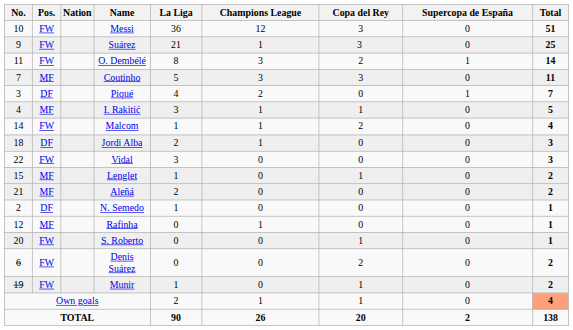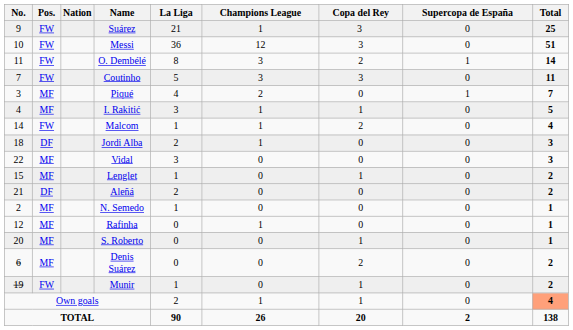rows swapped: (122, 29) <-> (122, 45)
(47, 77) MF -> (47, 77) FW
(47, 94) DF -> (47, 94) MF
(47, 159) FW -> (47, 159) MF
(47, 192) MF -> (47, 192) DF
(47, 208) DF -> (47, 208) MF
(47, 240) FW -> (47, 240) MF
(47, 263) FW -> (47, 263) MF
